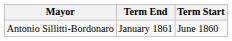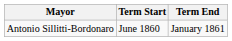columns swapped: (201, 12) <-> (146, 12)
